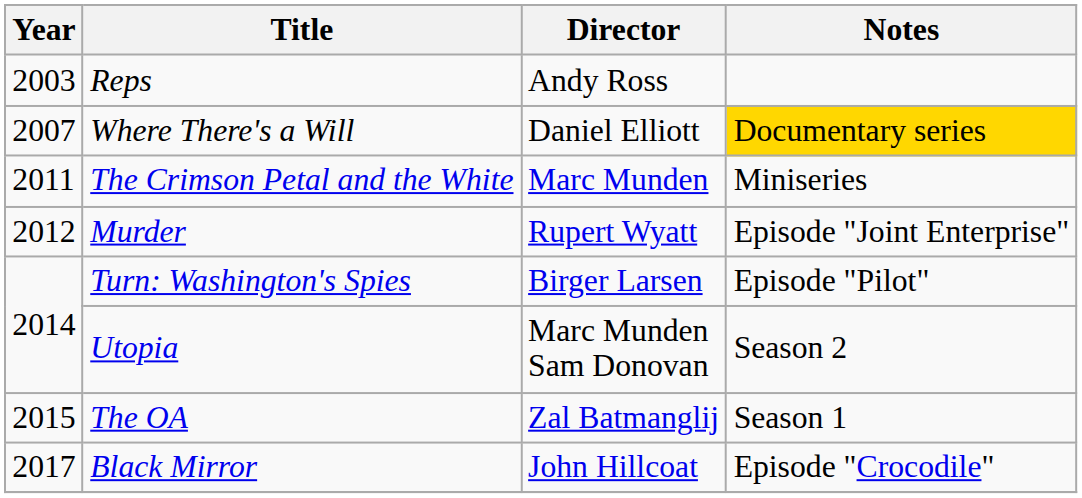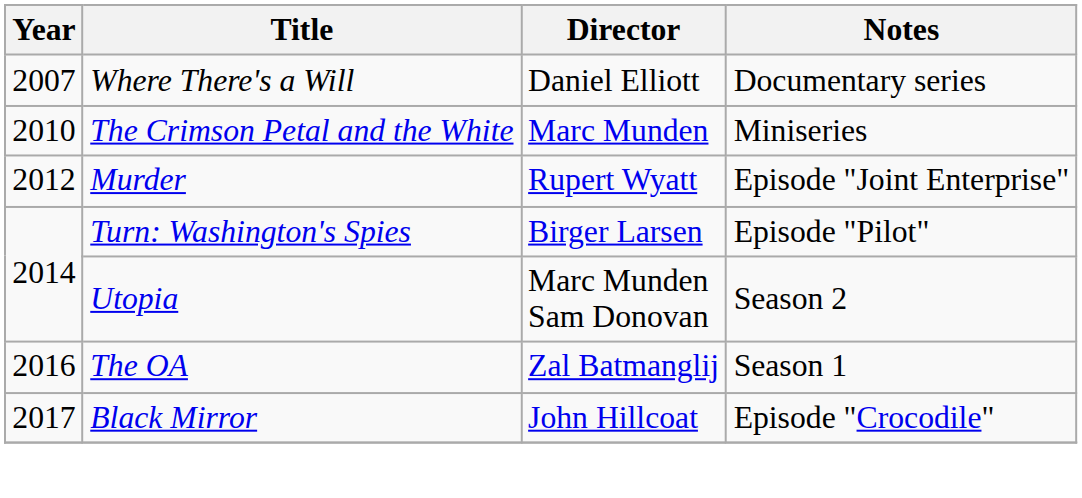- row: (121, 79)
(860, 130) gold background -> (860, 79) no background
(43, 180) 2011 -> (44, 130) 2010
(44, 416) 2015 -> (44, 366) 2016
